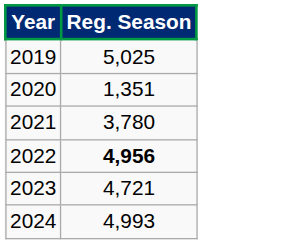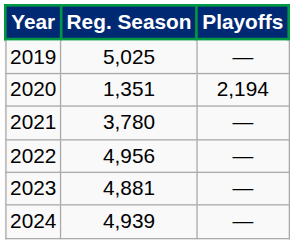+ column: (243, 22)
(129, 155) bold -> (129, 155) normal
(129, 188) 4,721 -> (129, 188) 4,881
(129, 221) 4,993 -> (129, 221) 4,939
